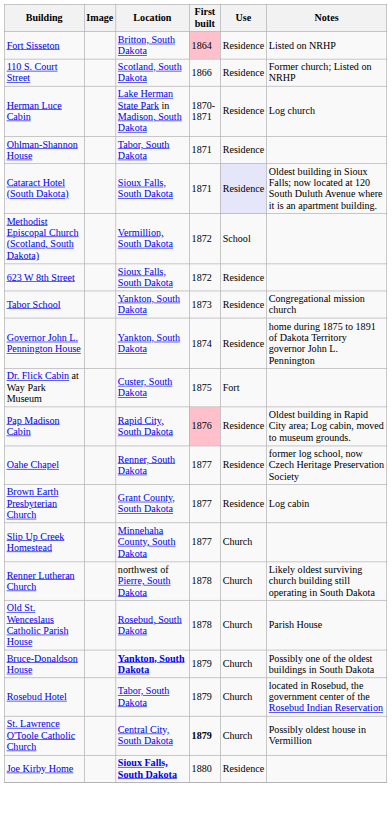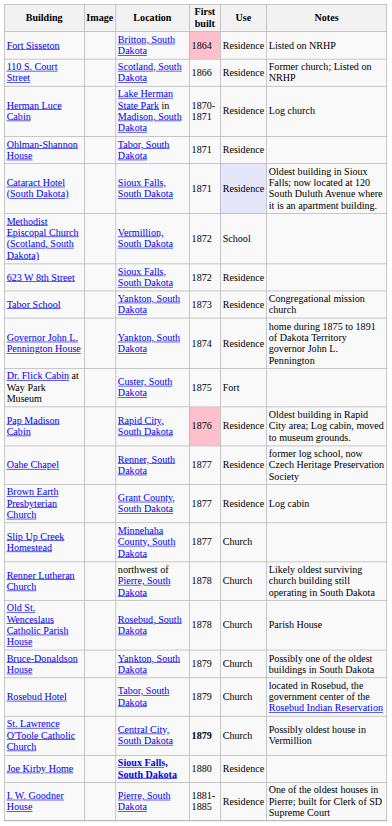(151, 664) bold -> (149, 664) normal
+ row: (35, 801)
